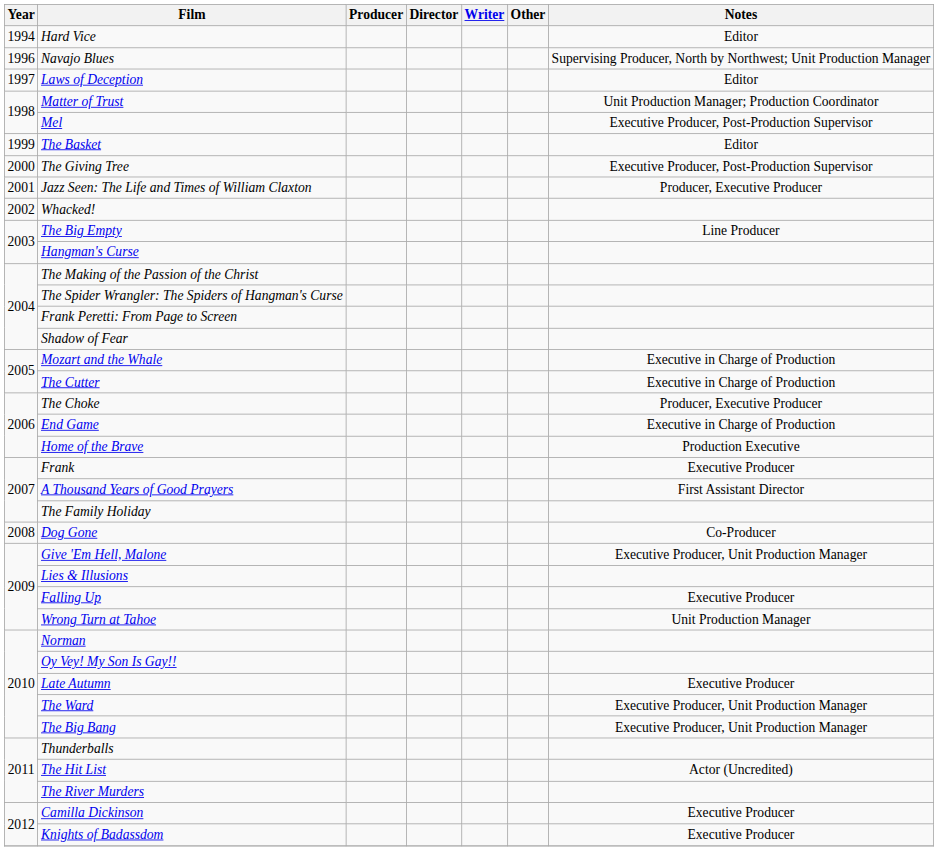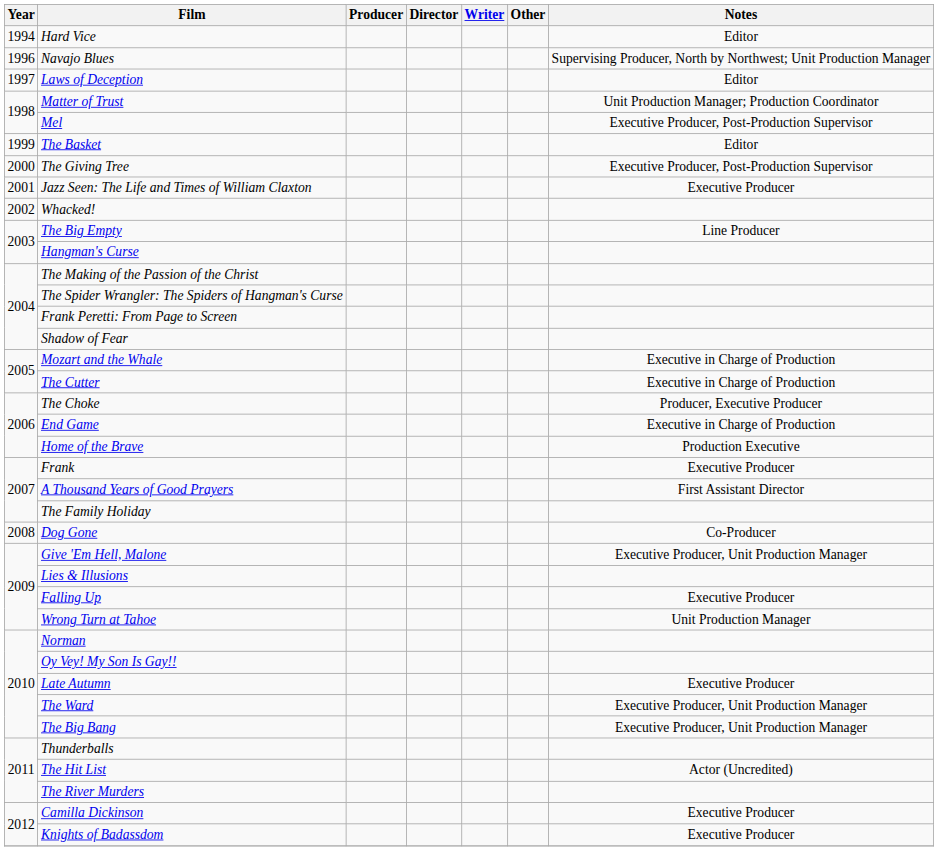(741, 187) Producer, Executive Producer -> (741, 187) Executive Producer
